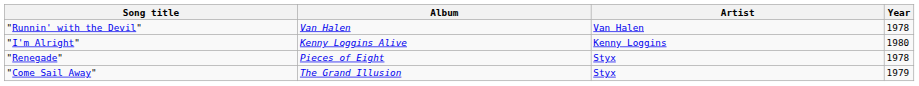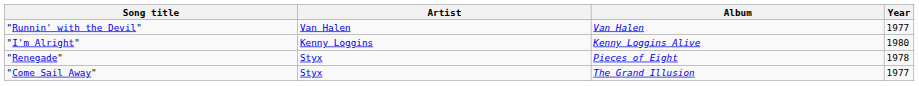columns swapped: (738, 12) <-> (444, 12)
(898, 27) 1978 -> (898, 27) 1977
(898, 73) 1979 -> (898, 73) 1977
